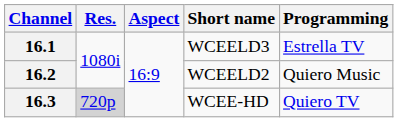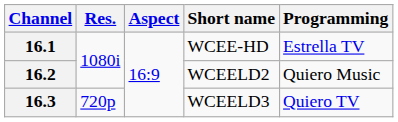(229, 46) WCEELD3 -> (228, 46) WCEE-HD
(98, 102) lightgrey background -> (98, 102) no background
(228, 102) WCEE-HD -> (229, 102) WCEELD3
